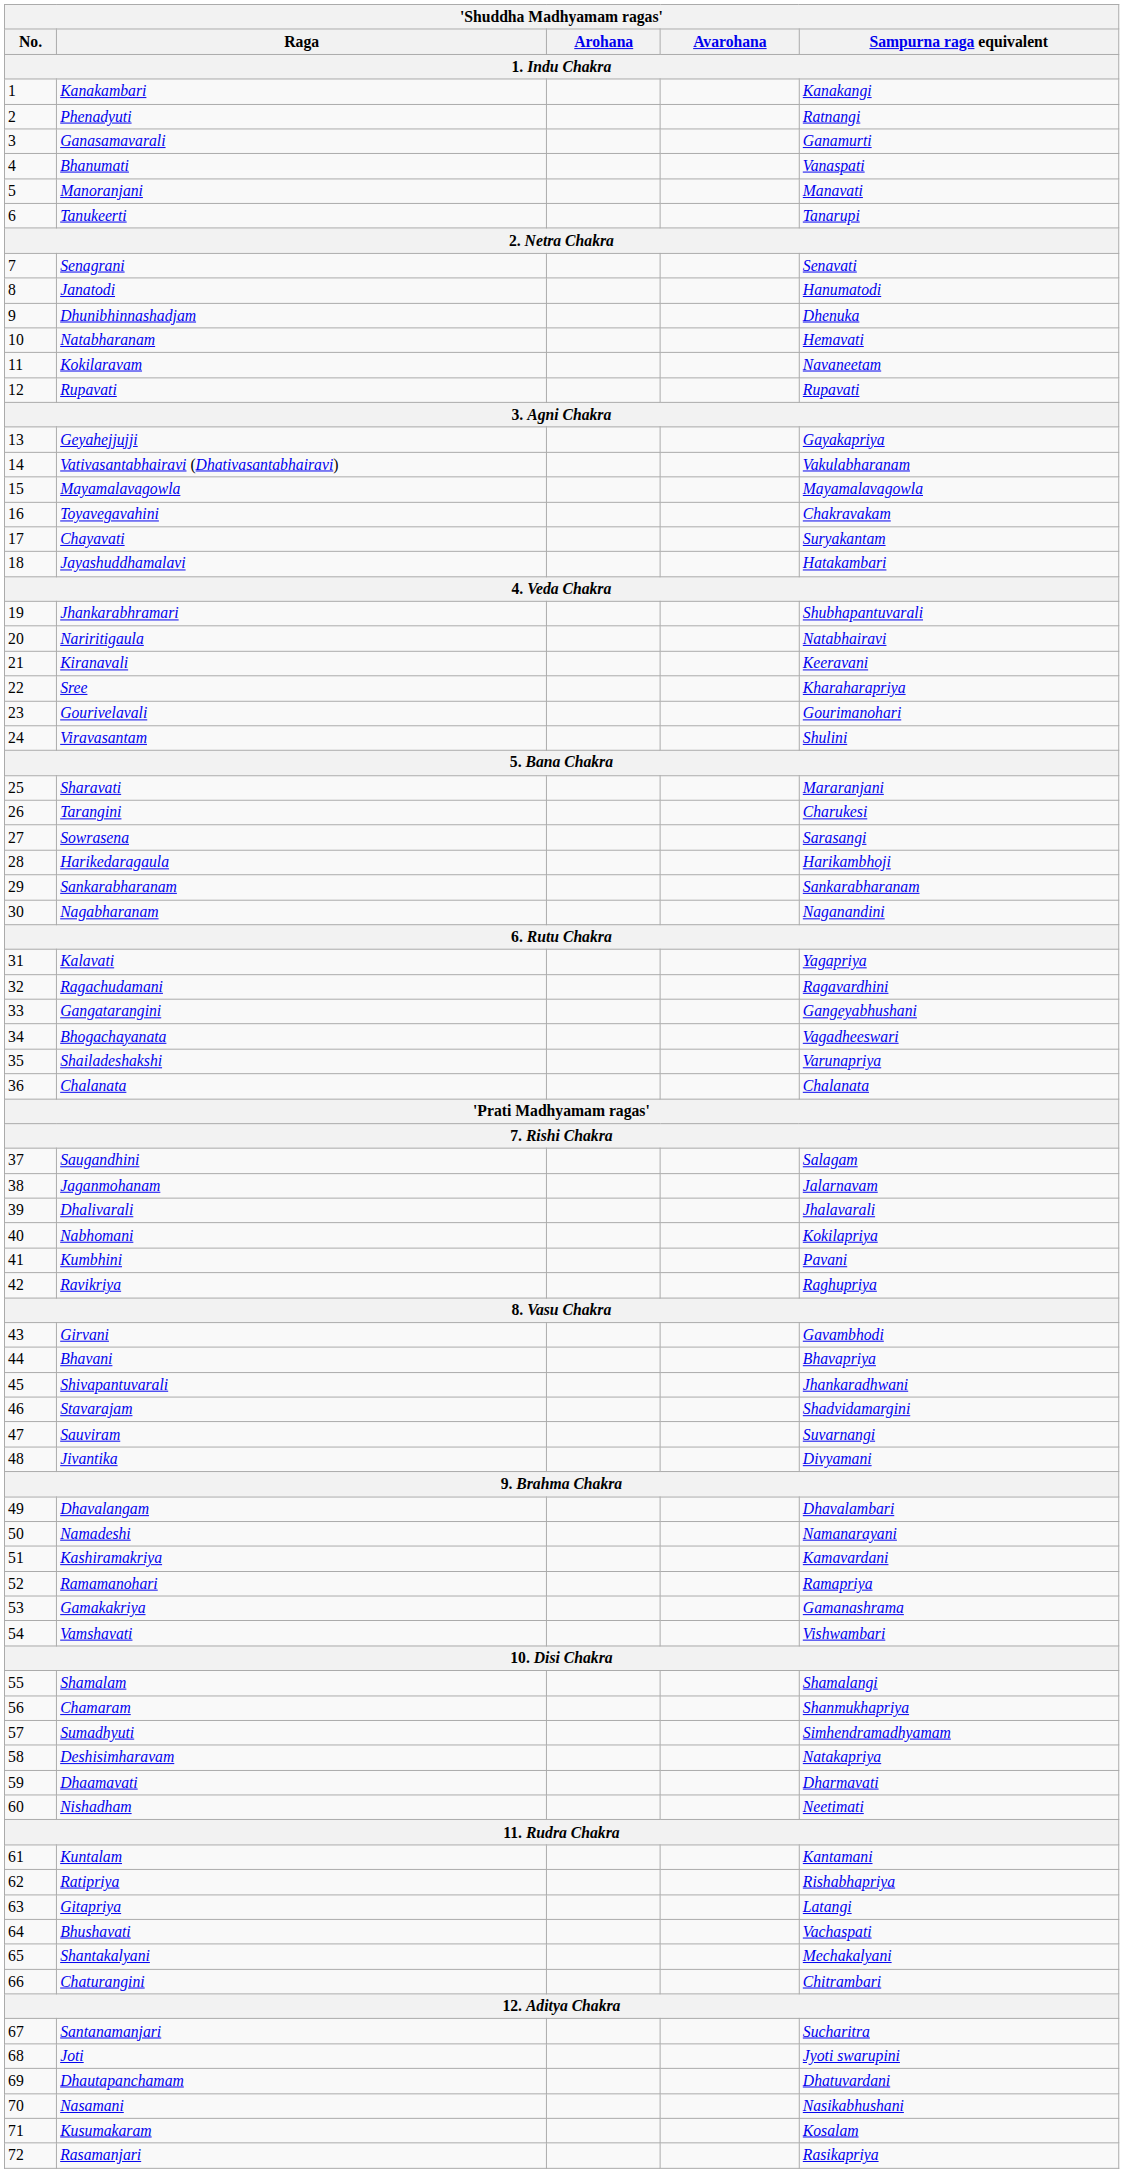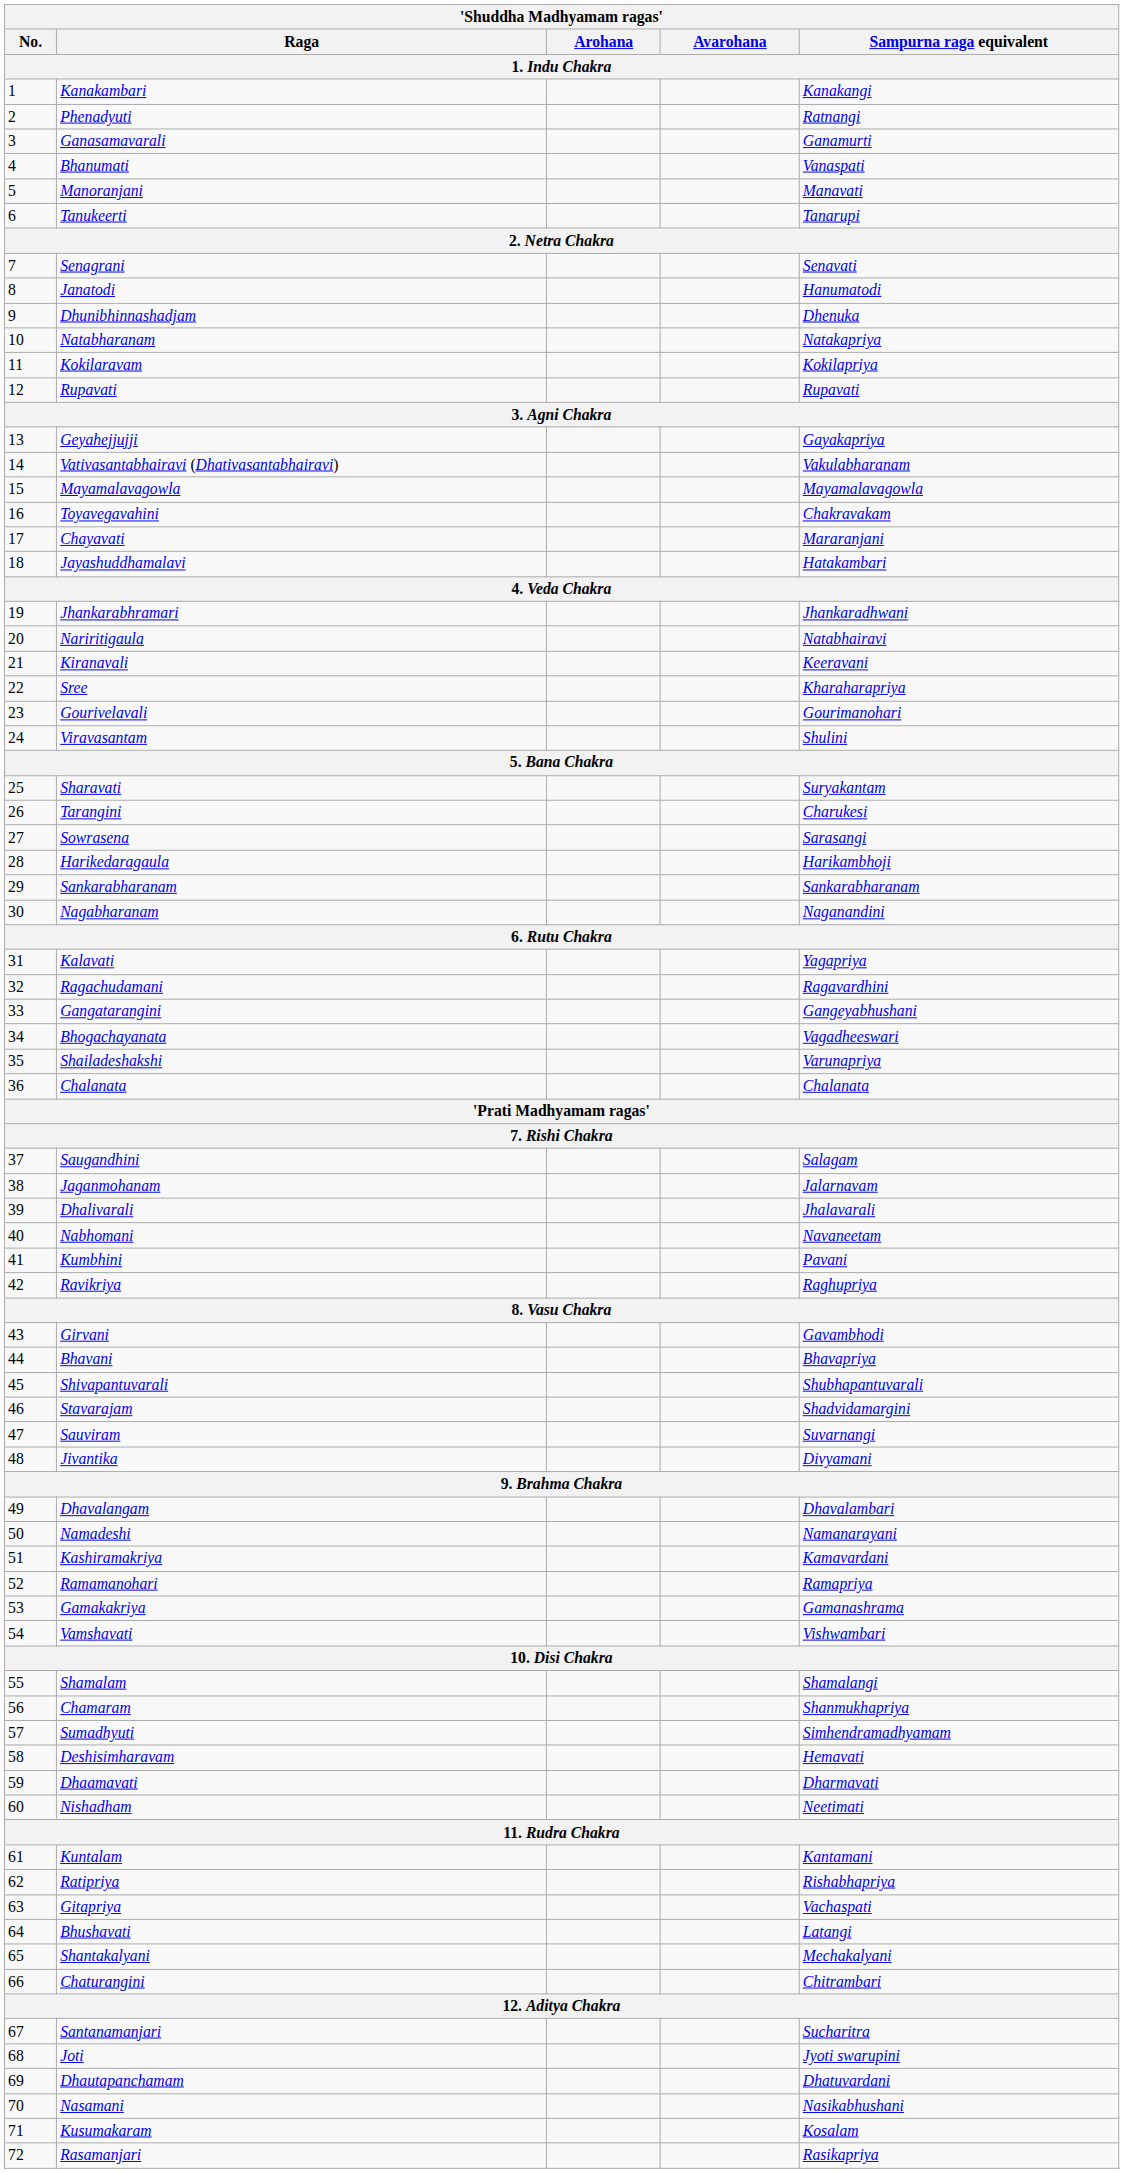(833, 340) Hemavati -> (842, 340) Natakapriya
(842, 365) Navaneetam -> (840, 365) Kokilapriya
(844, 539) Suryakantam -> (843, 539) Mararanjani
(863, 613) Shubhapantuvarali -> (856, 613) Jhankaradhwani
(843, 787) Mararanjani -> (844, 787) Suryakantam
(840, 1235) Kokilapriya -> (842, 1235) Navaneetam
(856, 1384) Jhankaradhwani -> (863, 1384) Shubhapantuvarali
(842, 1757) Natakapriya -> (833, 1757) Hemavati
(827, 1906) Latangi -> (837, 1906) Vachaspati
(837, 1931) Vachaspati -> (827, 1931) Latangi
